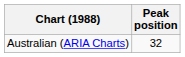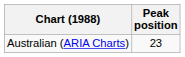(156, 43) 32 -> (156, 43) 23
